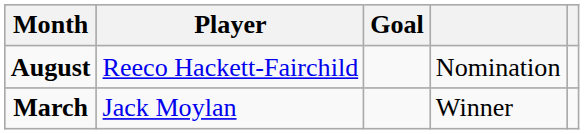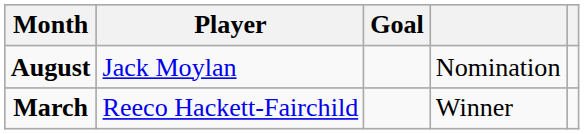(230, 66) Reeco Hackett-Fairchild -> (170, 66) Jack Moylan
(170, 107) Jack Moylan -> (230, 107) Reeco Hackett-Fairchild
